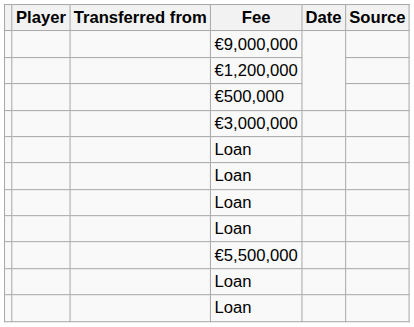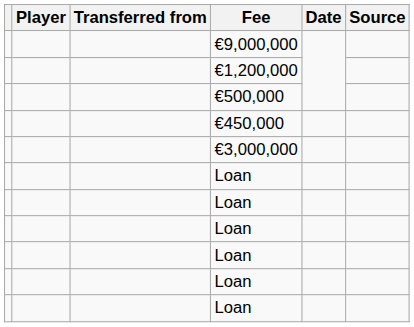+ row: (8, 123)
- row: (8, 255)
